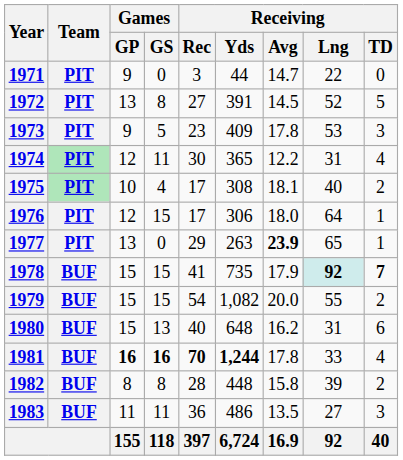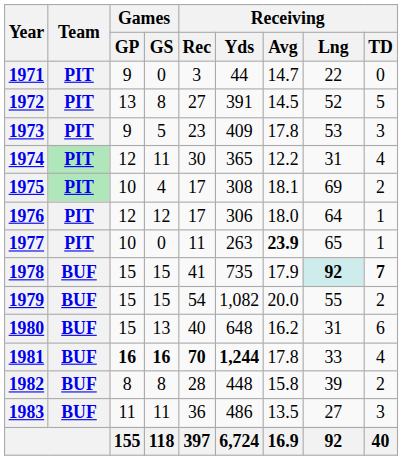(333, 187) 40 -> (333, 187) 69
(161, 215) 15 -> (161, 215) 12
(127, 243) 13 -> (127, 243) 10
(197, 243) 29 -> (197, 243) 11
